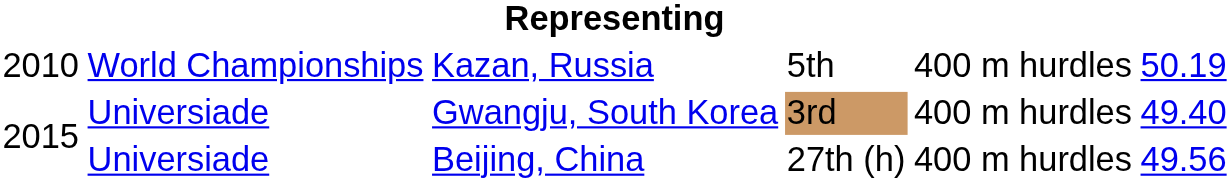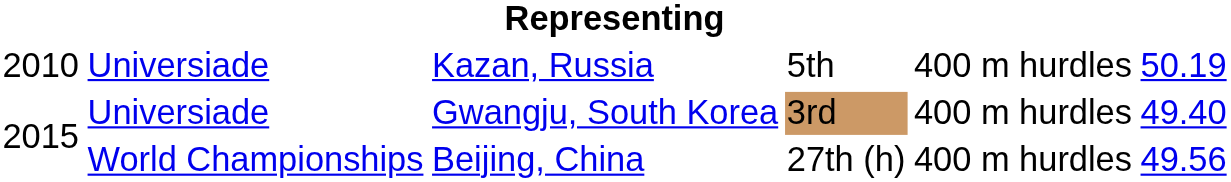(256, 65) World Championships -> (178, 65) Universiade
(178, 160) Universiade -> (256, 160) World Championships
